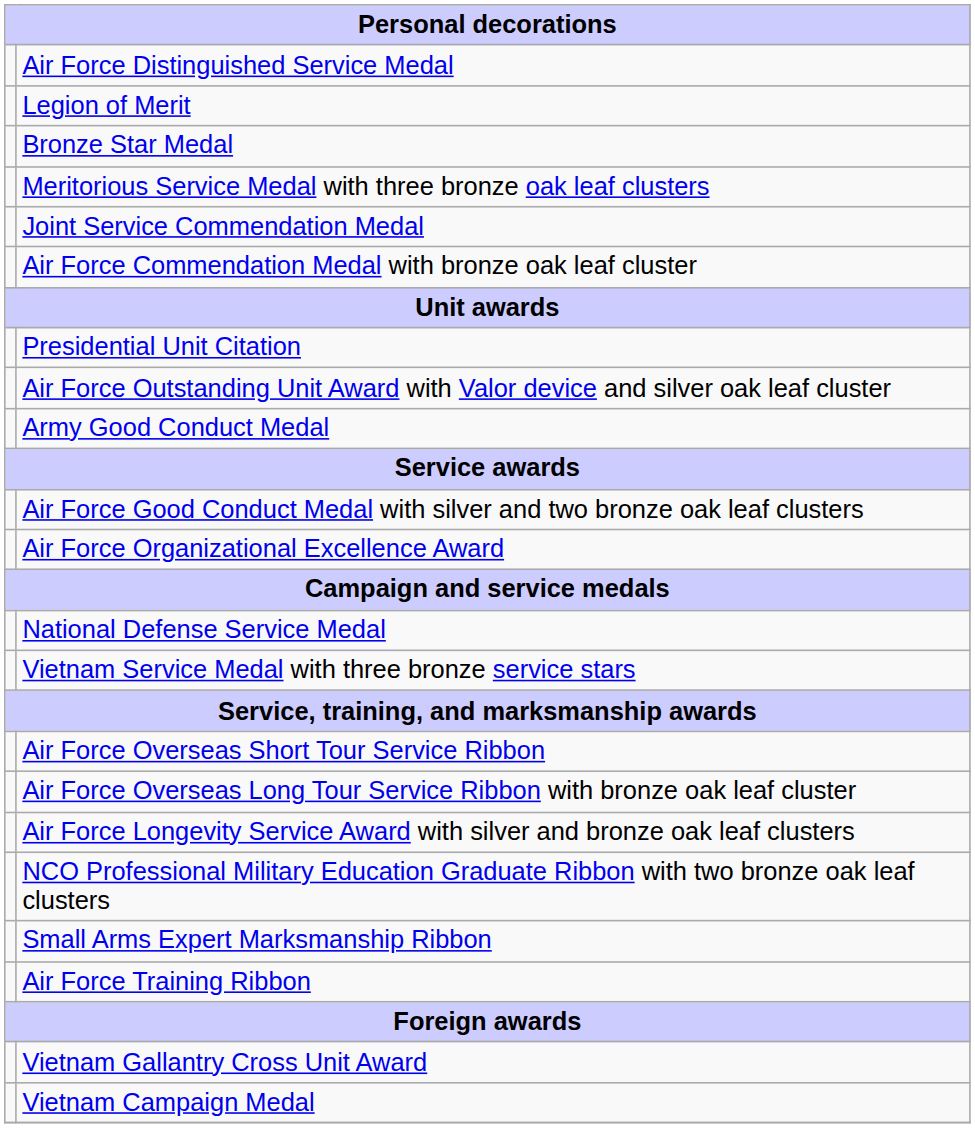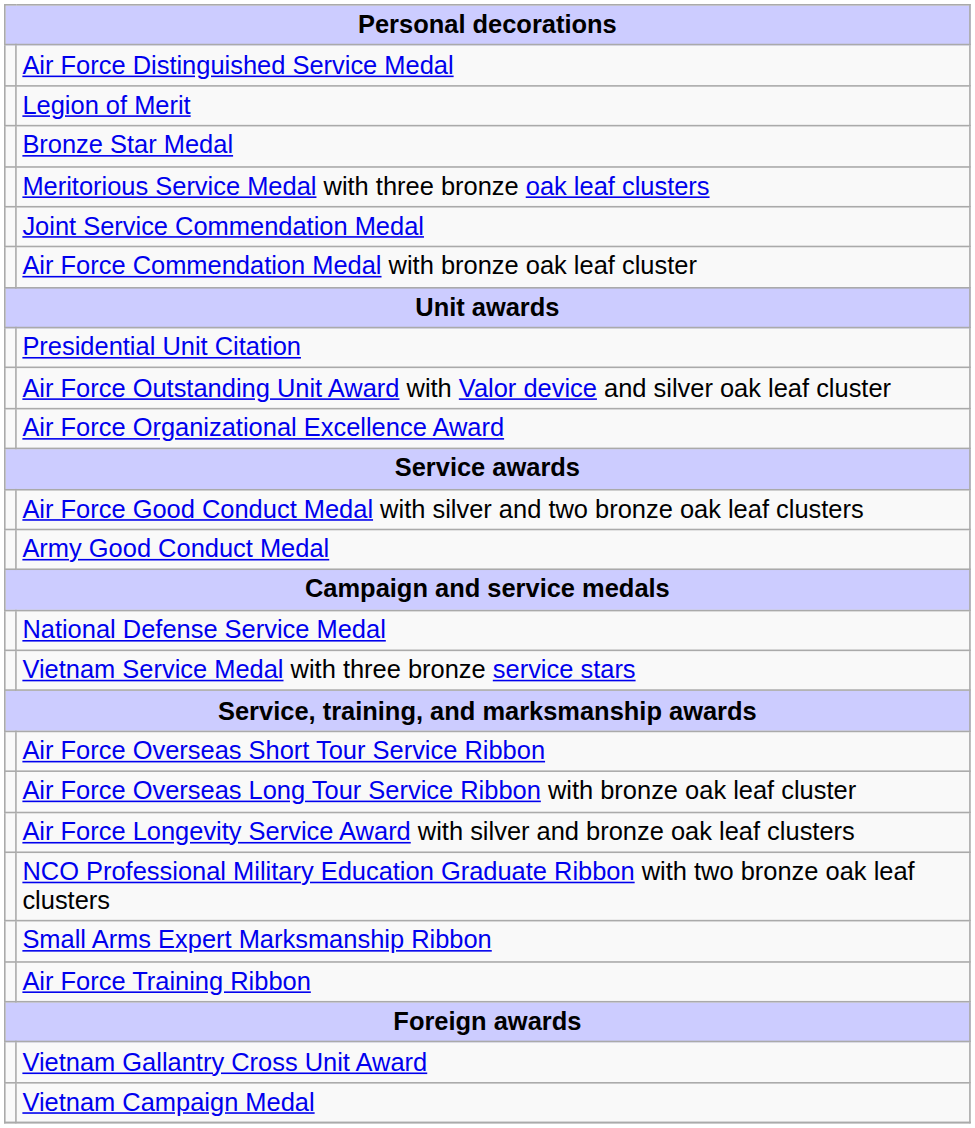rows swapped: (263, 549) <-> (176, 428)
